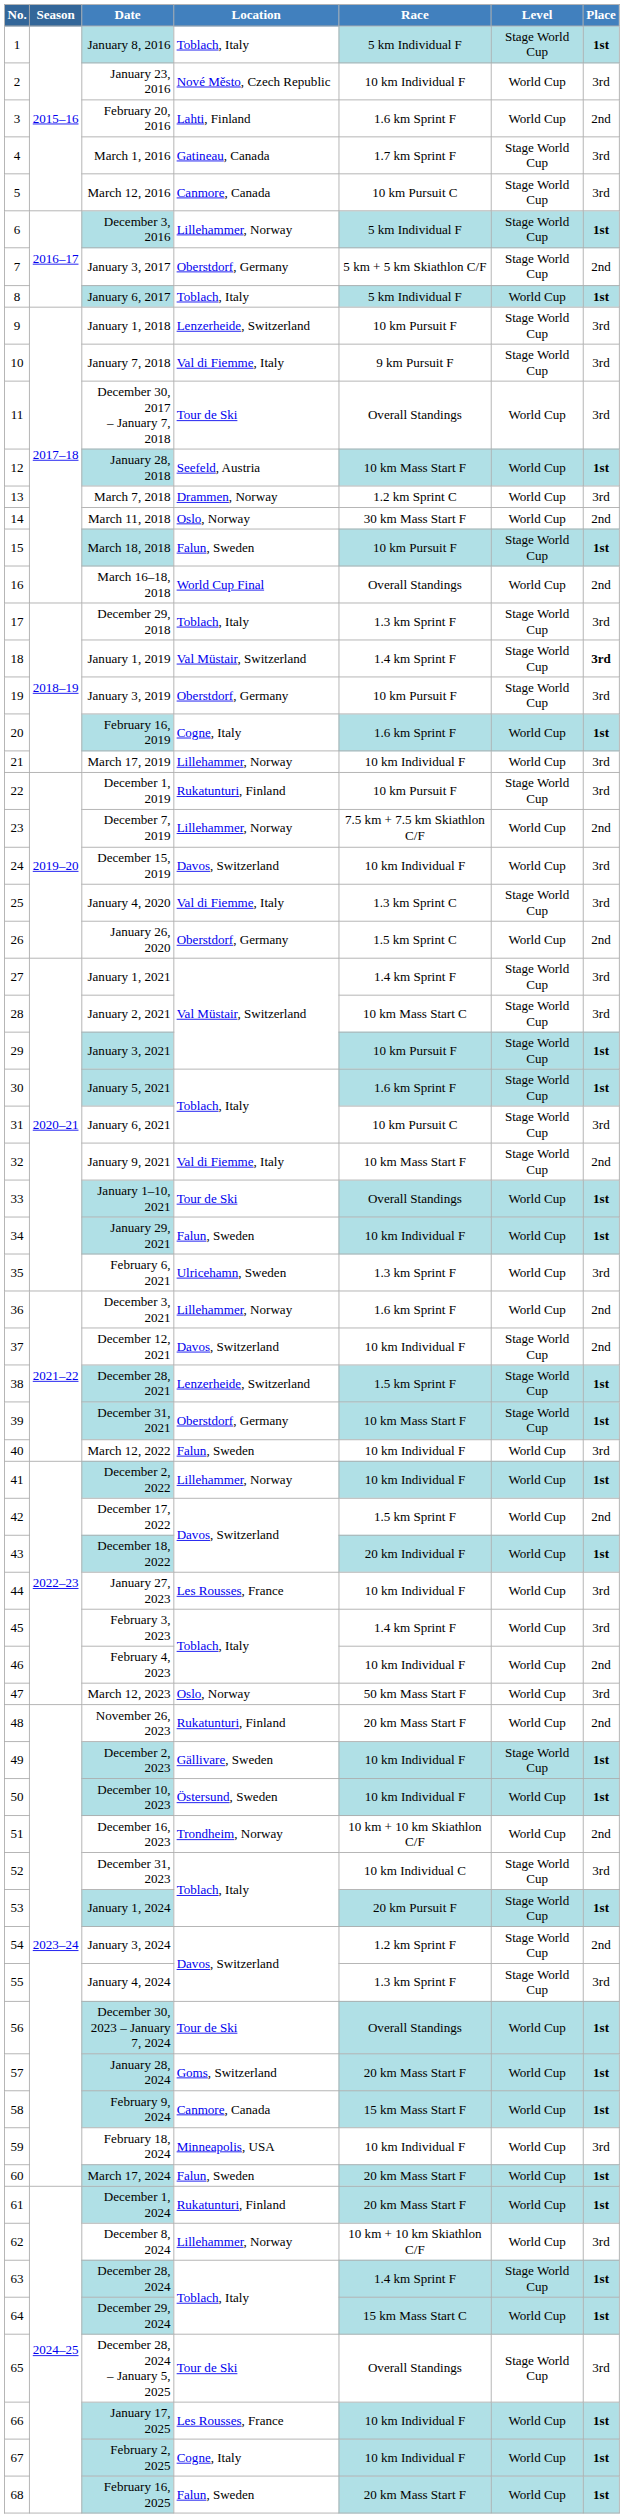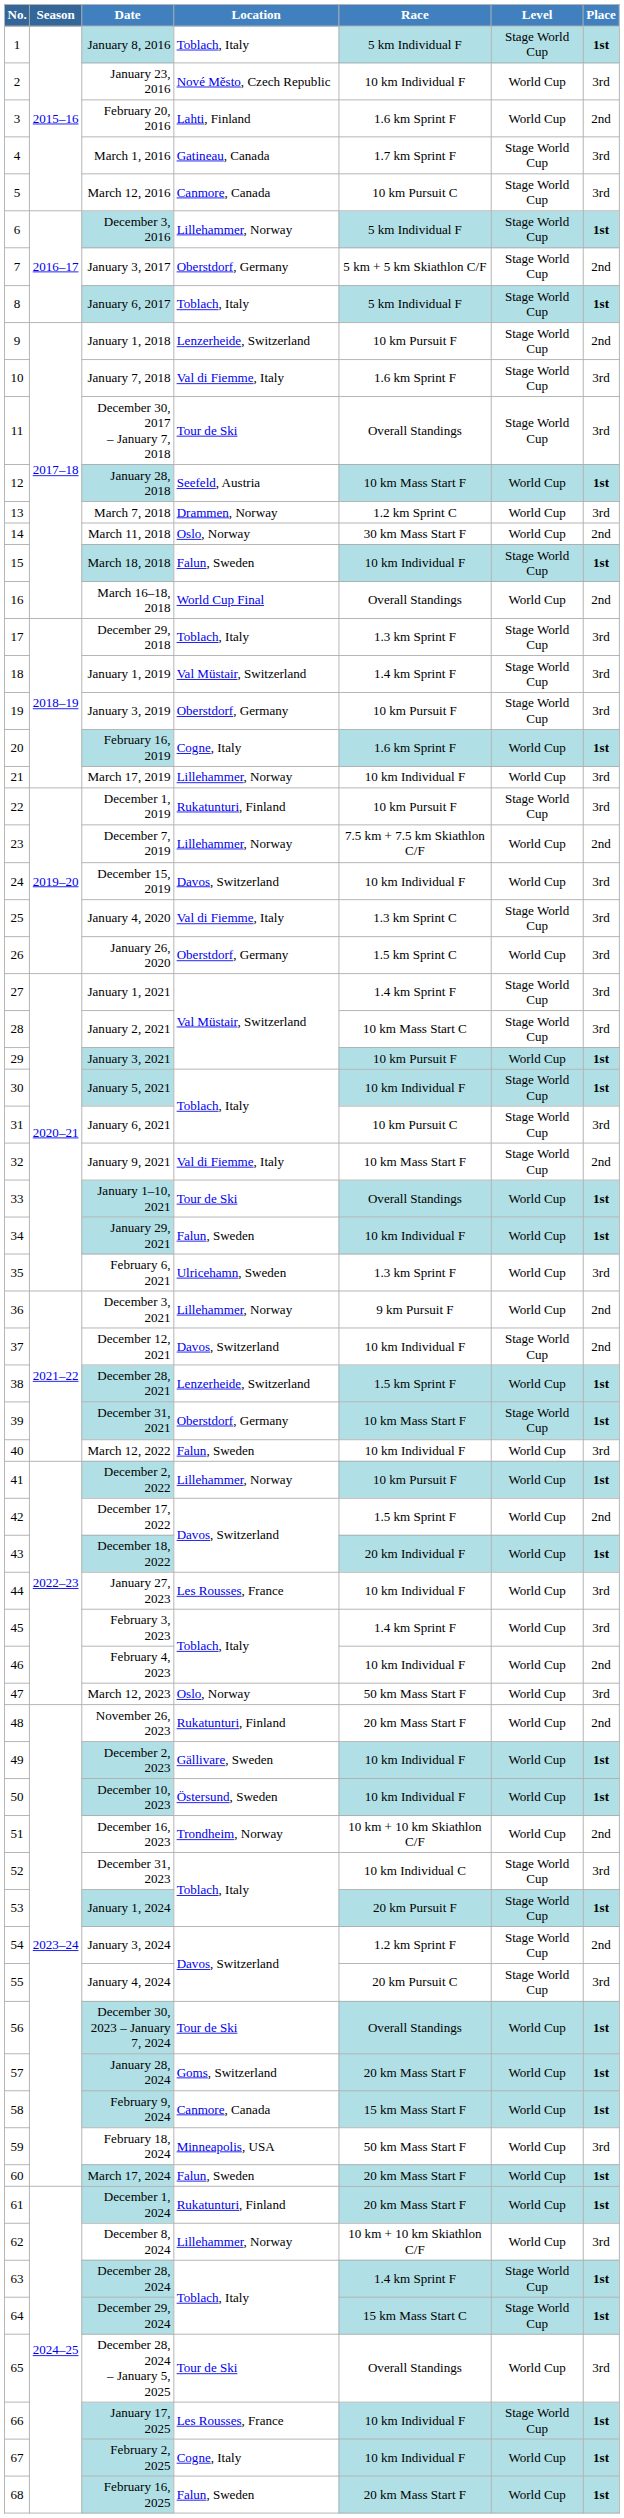(537, 296) World Cup -> (537, 303) Stage World Cup
(601, 325) 3rd -> (601, 341) 2nd
(415, 362) 9 km Pursuit F -> (415, 378) 1.6 km Sprint F
(537, 415) World Cup -> (537, 430) Stage World Cup
(415, 547) 10 km Pursuit F -> (415, 563) 10 km Individual F
(601, 658) bold -> (601, 674) normal
(601, 939) 2nd -> (601, 955) 3rd
(537, 1050) Stage World Cup -> (537, 1058) World Cup
(415, 1087) 1.6 km Sprint F -> (415, 1087) 10 km Individual F
(415, 1309) 1.6 km Sprint F -> (415, 1309) 9 km Pursuit F
(537, 1384) Stage World Cup -> (537, 1384) World Cup
(415, 1479) 10 km Individual F -> (415, 1479) 10 km Pursuit F
(537, 1760) Stage World Cup -> (537, 1760) World Cup
(415, 1982) 1.3 km Sprint F -> (415, 1982) 20 km Pursuit C
(415, 2146) 10 km Individual F -> (415, 2146) 50 km Mass Start F
(537, 2315) World Cup -> (537, 2315) Stage World Cup
(537, 2368) Stage World Cup -> (537, 2368) World Cup
(537, 2420) World Cup -> (537, 2420) Stage World Cup
